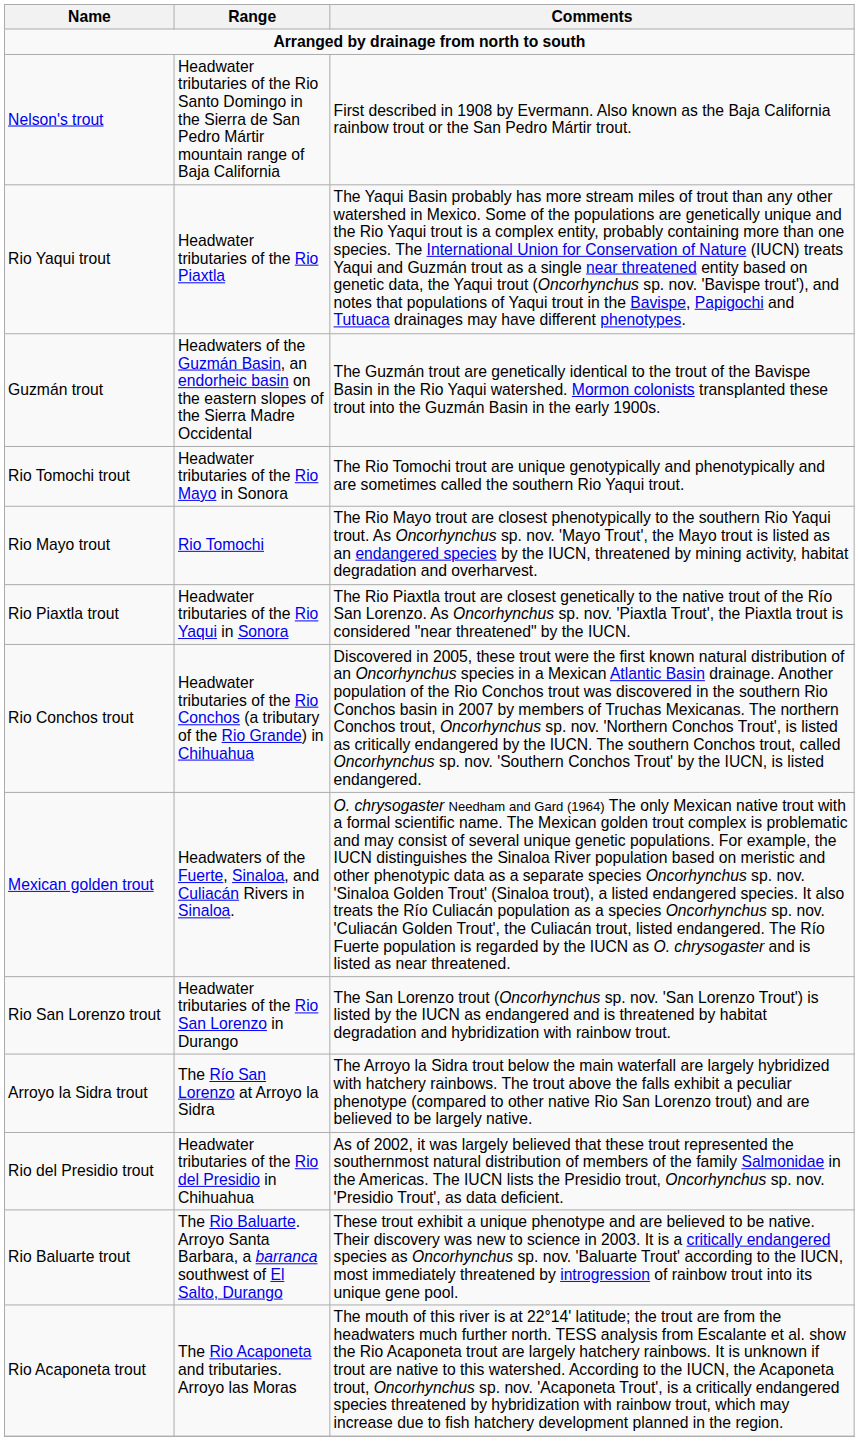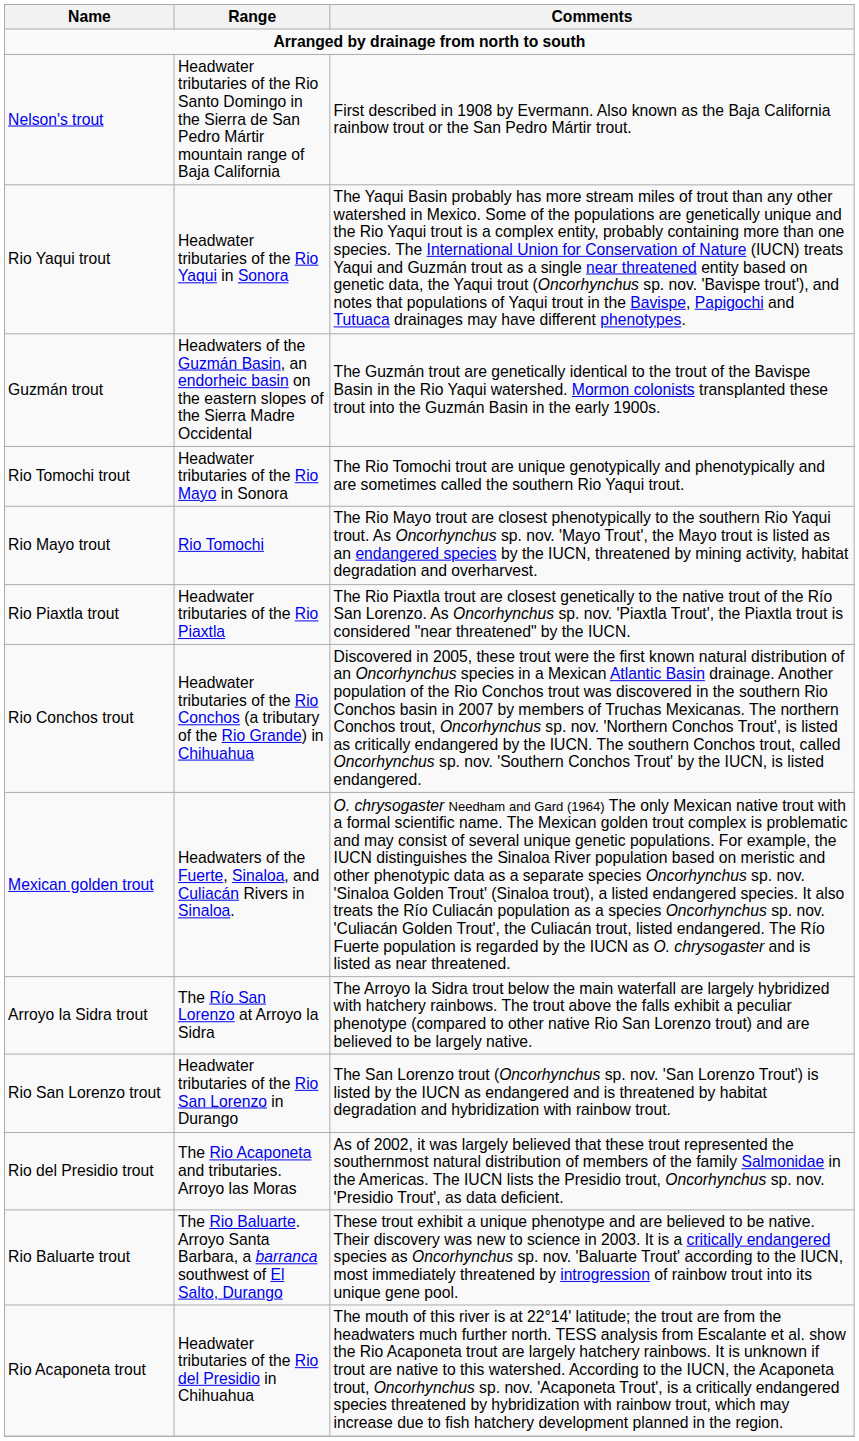(248, 259) Headwater tributaries of the Rio Piaxtla -> (248, 259) Headwater tributaries of the Rio Yaqui in Sonora
(248, 614) Headwater tributaries of the Rio Yaqui in Sonora -> (248, 614) Headwater tributaries of the Rio Piaxtla
rows swapped: (84, 1015) <-> (78, 1093)
(248, 1170) Headwater tributaries of the Rio del Presidio in Chihuahua -> (245, 1170) The Rio Acaponeta and tributaries. Arroyo las Moras
(245, 1370) The Rio Acaponeta and tributaries. Arroyo las Moras -> (248, 1370) Headwater tributaries of the Rio del Presidio in Chihuahua
